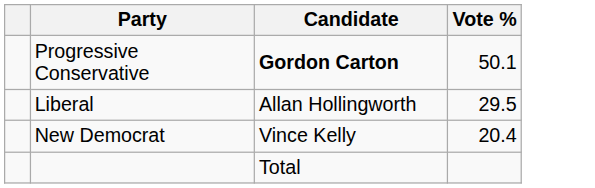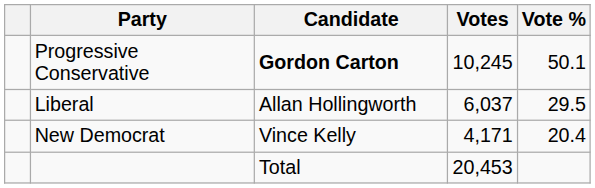+ column: (483, 20)
